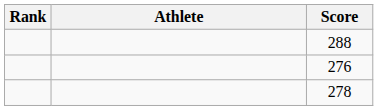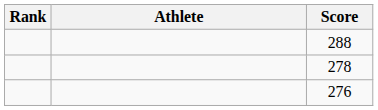rows swapped: (340, 92) <-> (340, 67)
